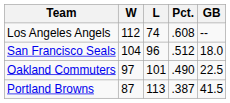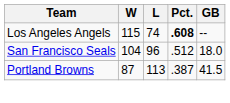(131, 32) 112 -> (131, 32) 115
(183, 32) normal -> (182, 32) bold
- row: (61, 70)
